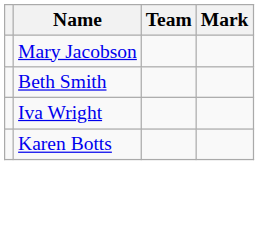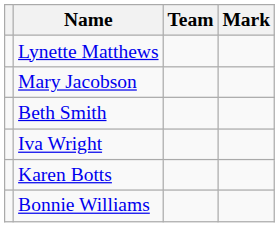+ row: (88, 50)
+ row: (84, 205)
